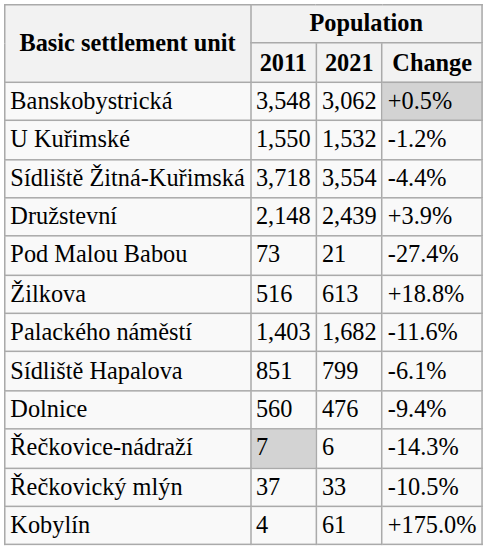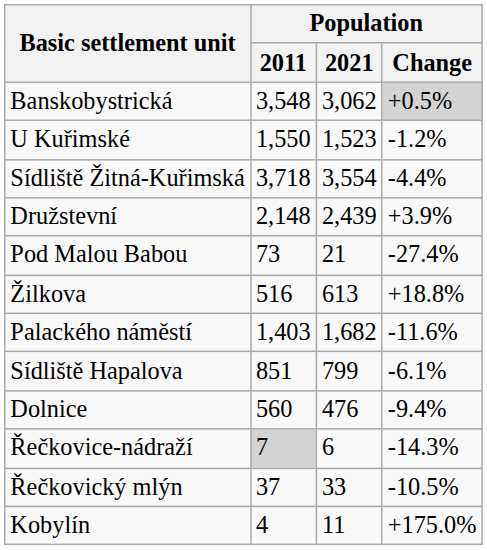(349, 139) 1,532 -> (349, 139) 1,523
(334, 525) 61 -> (334, 525) 11
